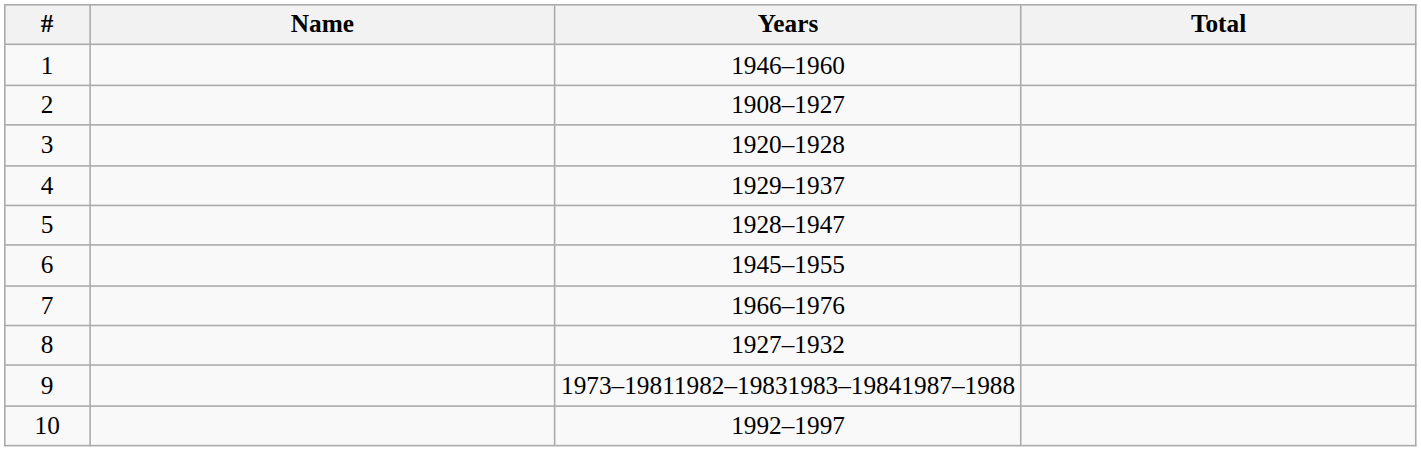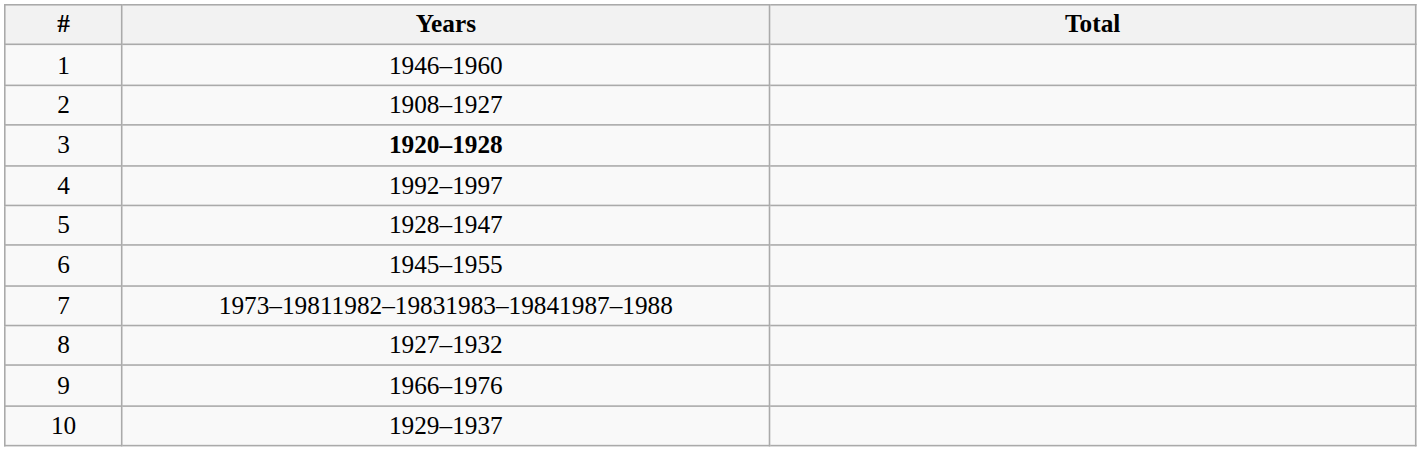- column: (322, 24)
(788, 144) normal -> (446, 144) bold
(788, 184) 1929–1937 -> (446, 184) 1992–1997
(788, 305) 1966–1976 -> (446, 305) 1973–19811982–19831983–19841987–1988
(788, 385) 1973–19811982–19831983–19841987–1988 -> (446, 385) 1966–1976
(788, 425) 1992–1997 -> (446, 425) 1929–1937
